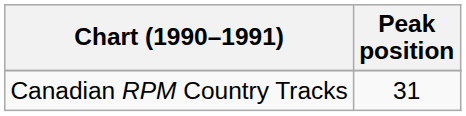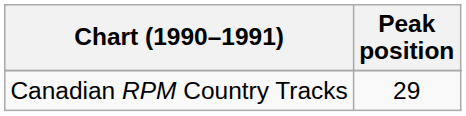(407, 90) 31 -> (407, 90) 29
